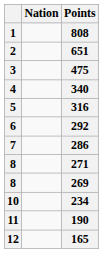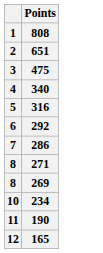- column: (42, 13)
